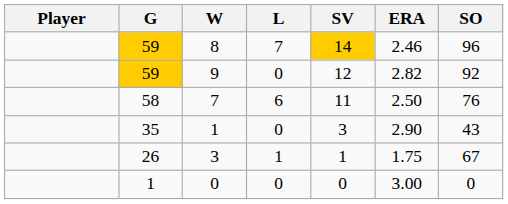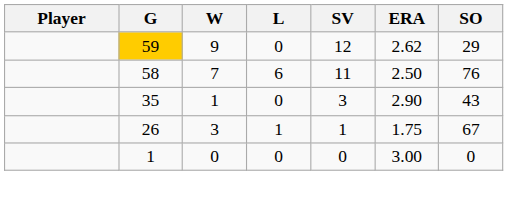- row: (215, 45)
(407, 73) 2.82 -> (407, 45) 2.62
(471, 73) 92 -> (471, 45) 29
